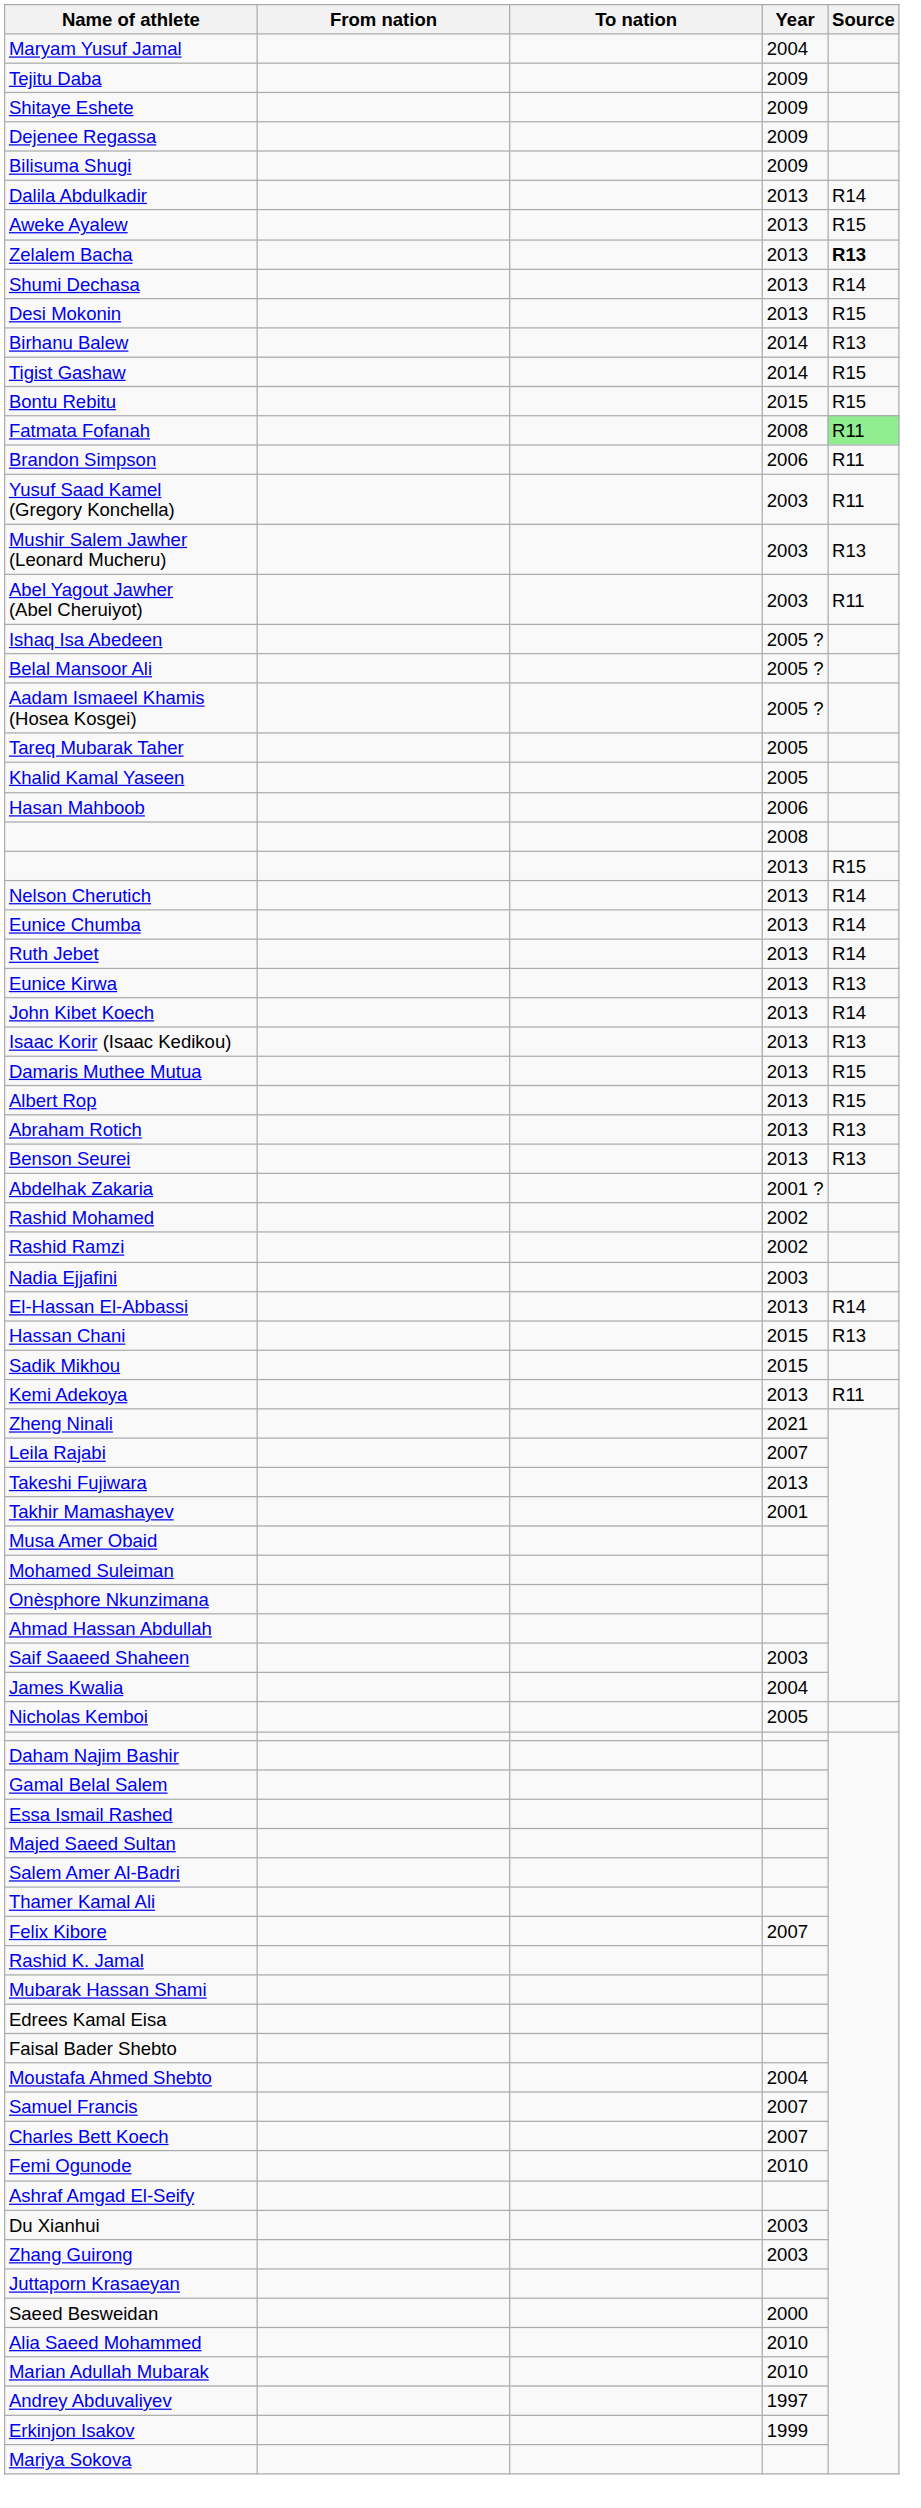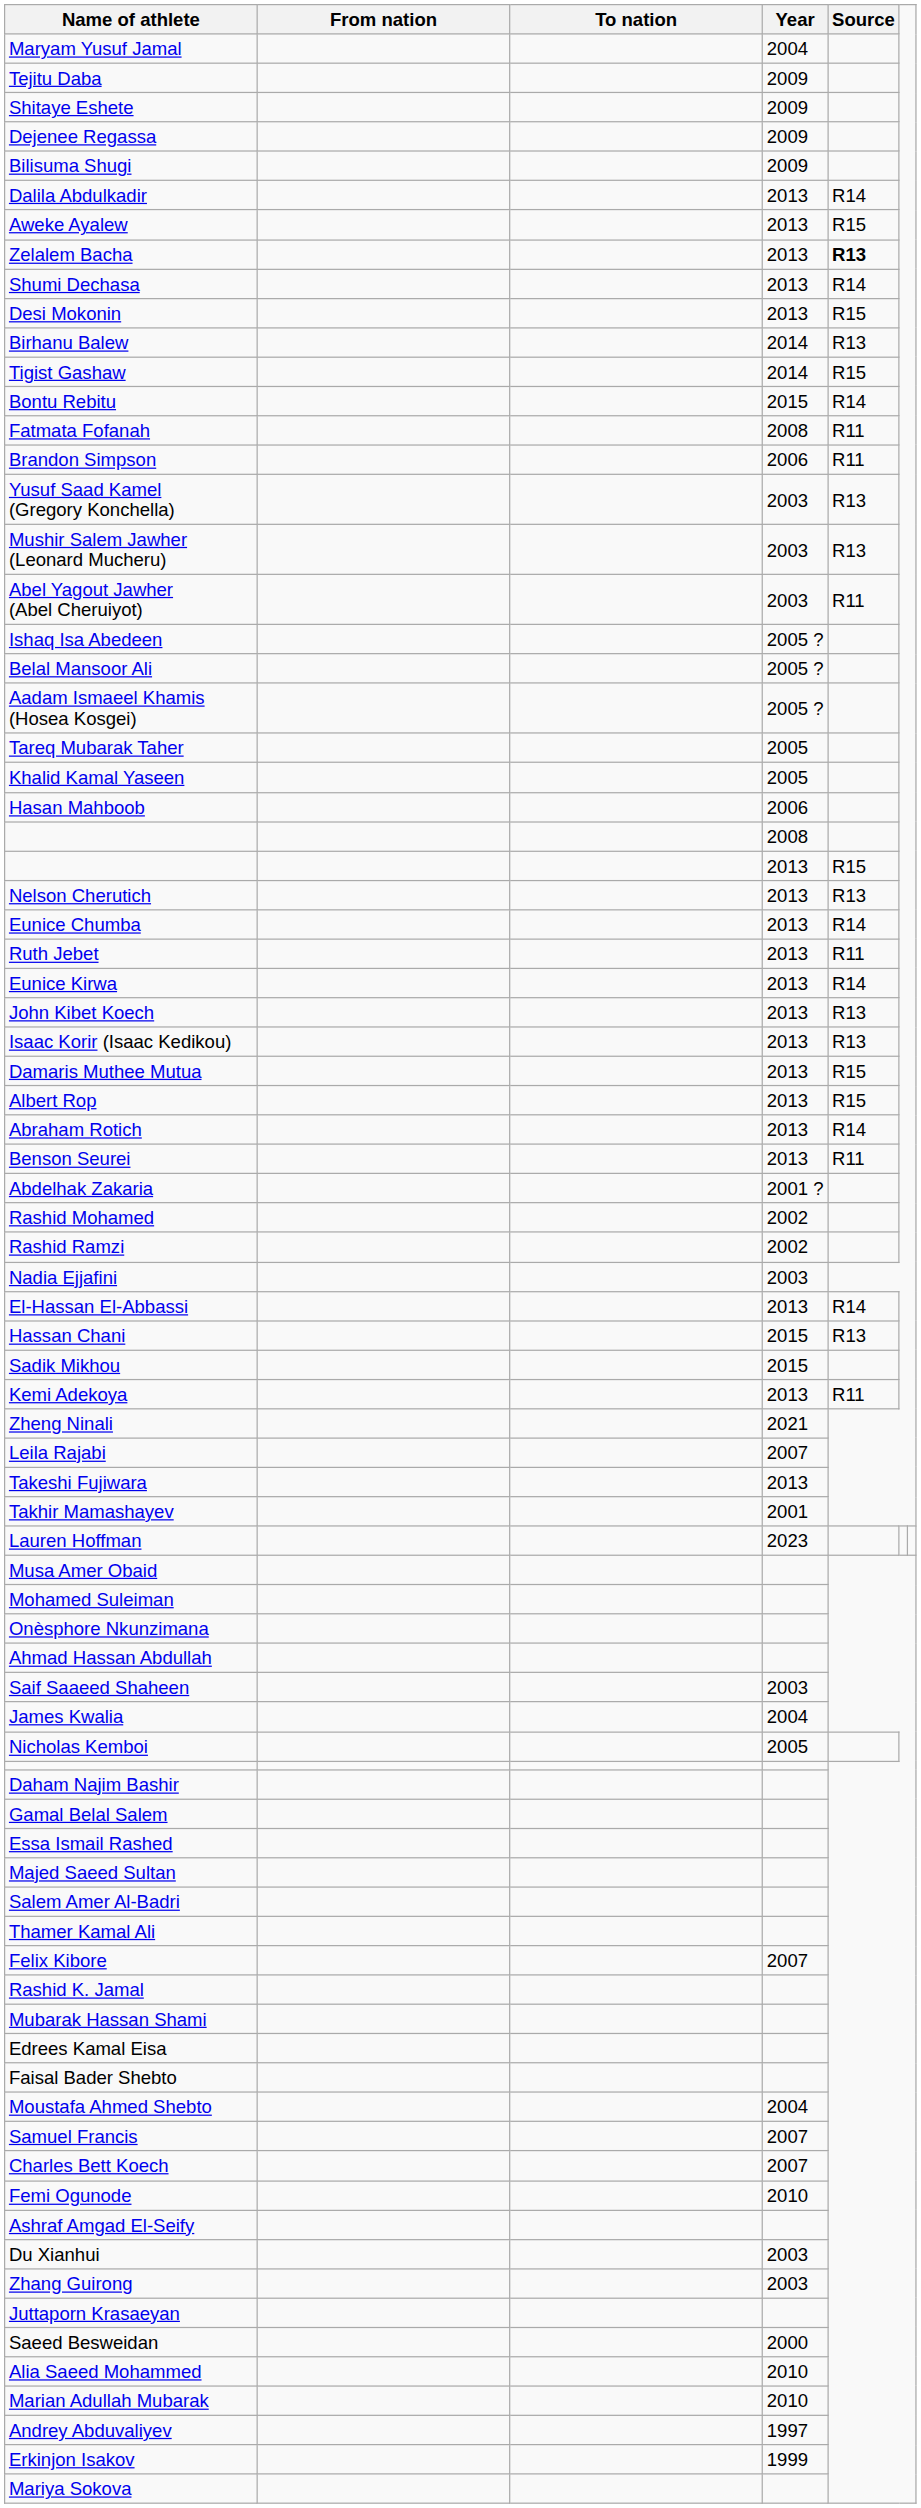(849, 401) R15 -> (849, 401) R14
(848, 430) lightgreen background -> (848, 430) no background
(848, 500) R11 -> (849, 500) R13
(849, 895) R14 -> (849, 895) R13
(849, 954) R14 -> (848, 954) R11
(849, 983) R13 -> (849, 983) R14
(849, 1012) R14 -> (849, 1012) R13
(849, 1130) R13 -> (849, 1130) R14
(849, 1159) R13 -> (848, 1159) R11
+ row: (75, 1541)
